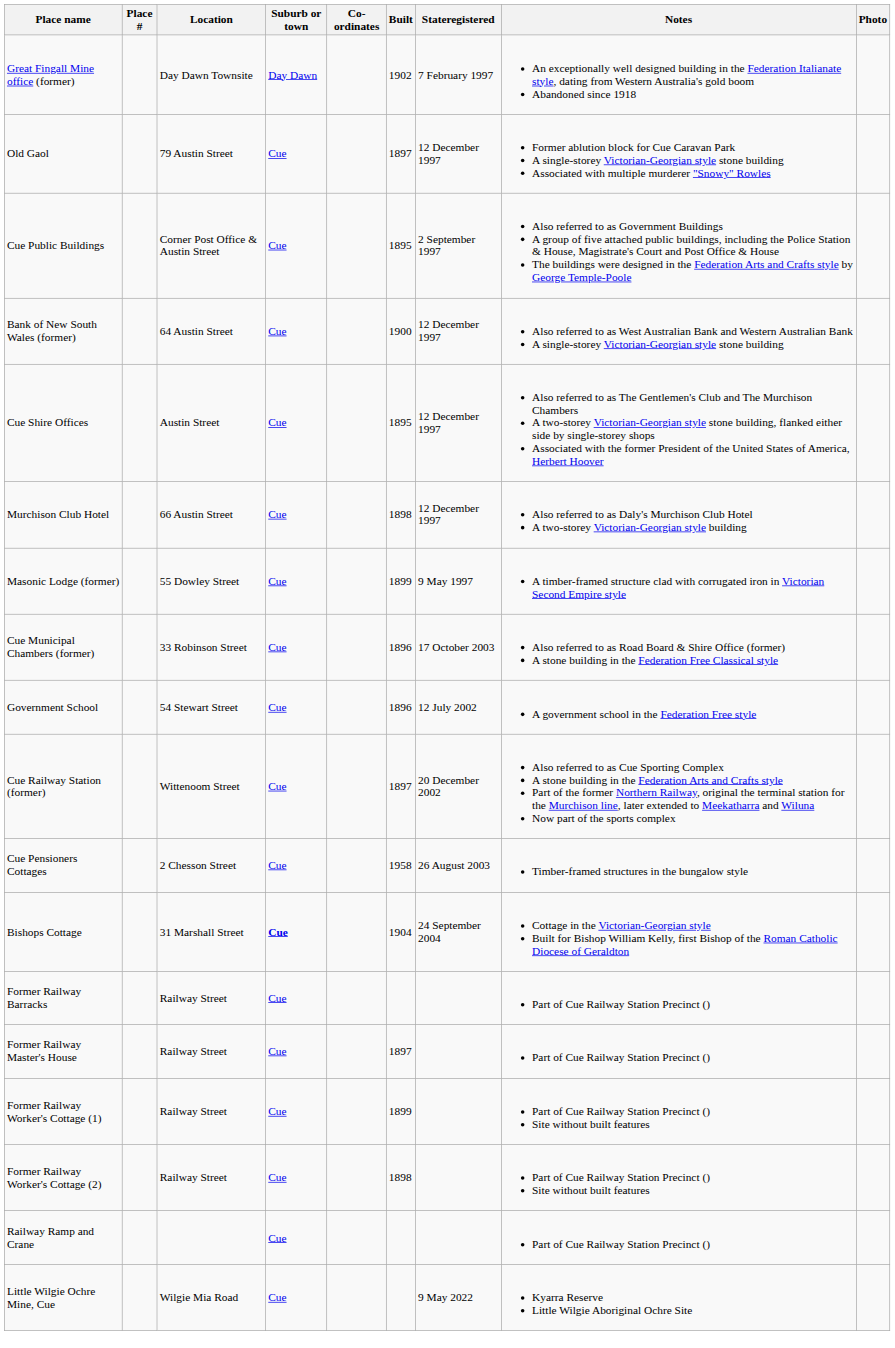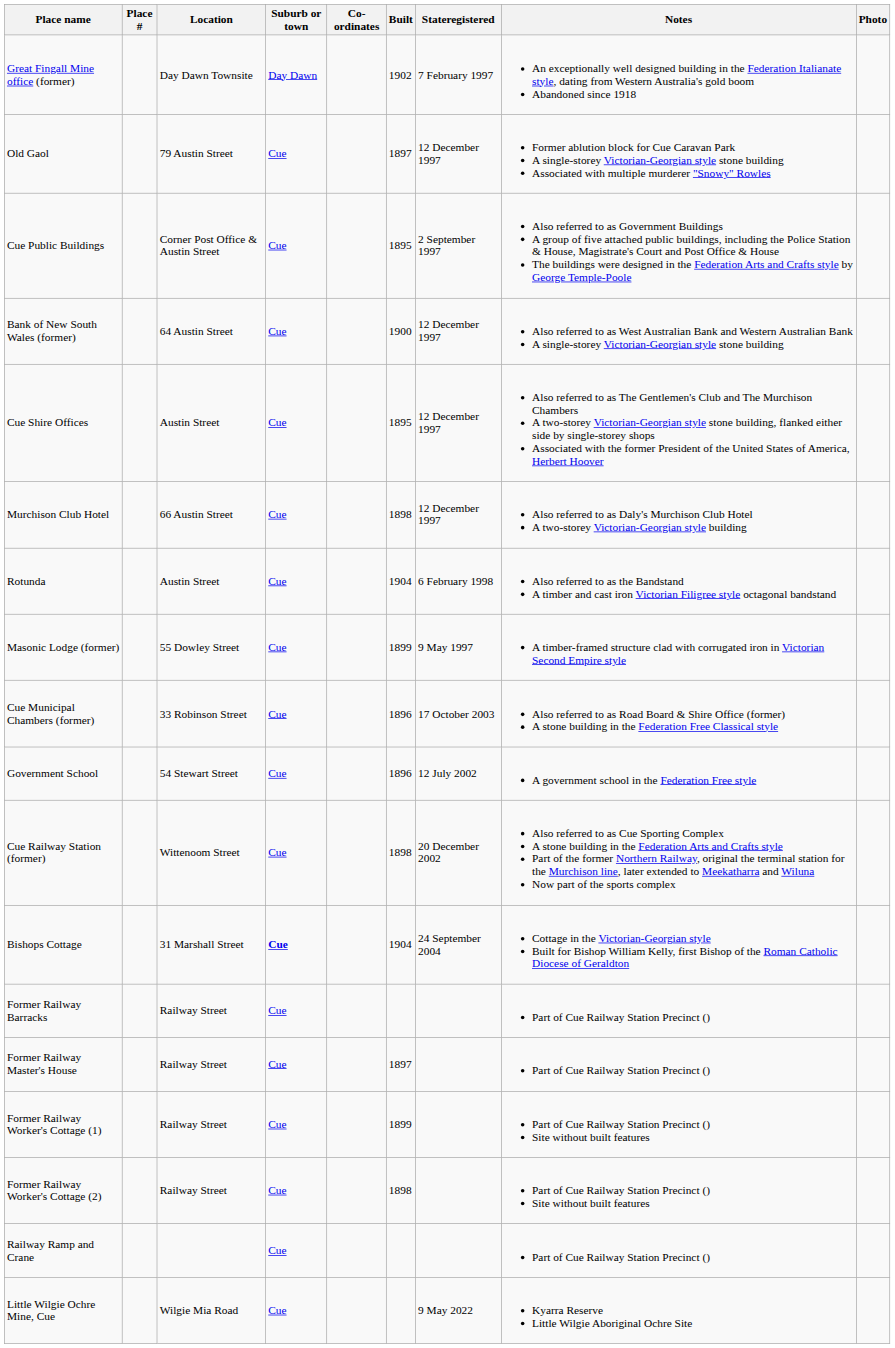+ row: (26, 581)
(400, 786) 1897 -> (400, 852) 1898
- row: (42, 865)
